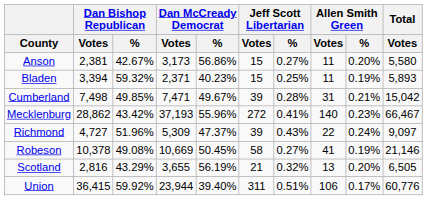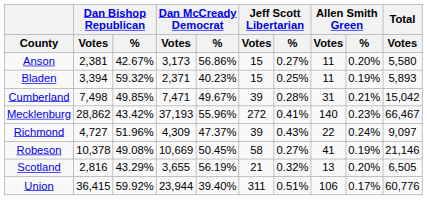(176, 132) 5,309 -> (176, 132) 4,309
